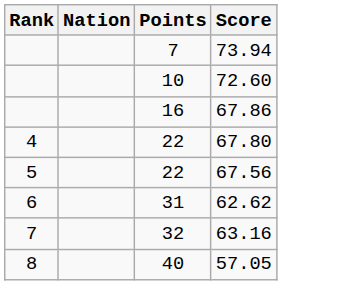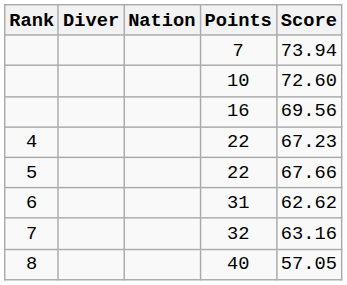+ column: (91, 20)
(244, 112) 67.86 -> (309, 112) 69.56
(244, 142) 67.80 -> (309, 142) 67.23
(244, 173) 67.56 -> (309, 173) 67.66
